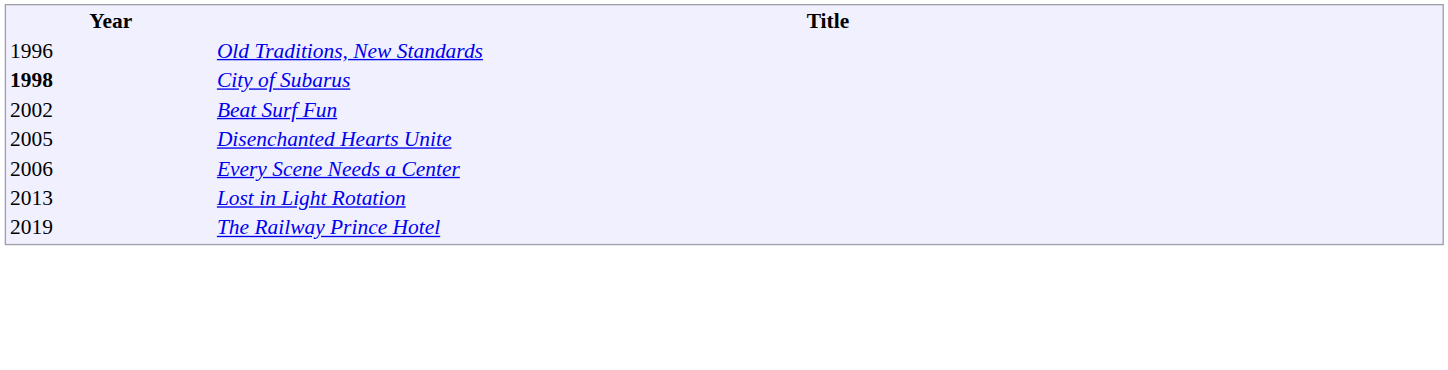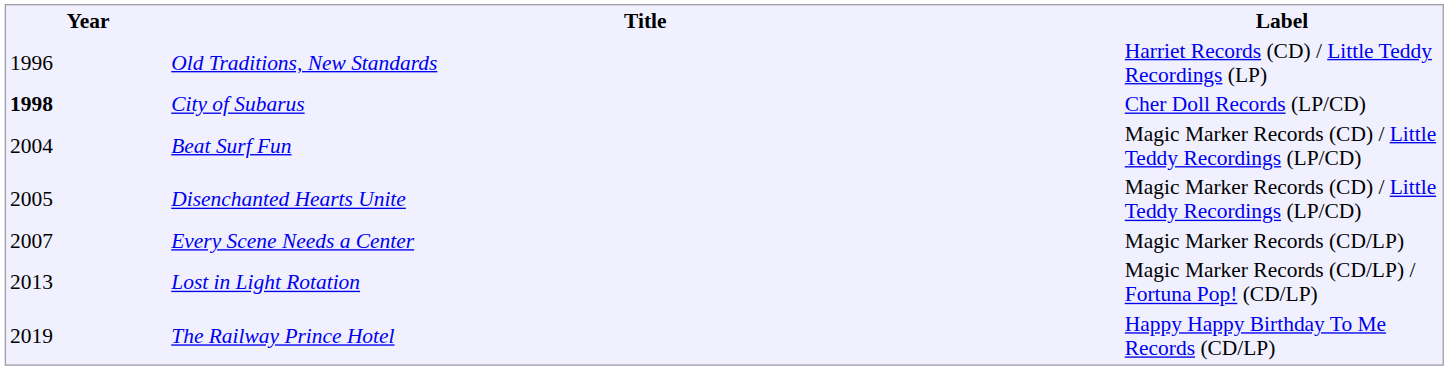+ column: (1282, 21)
(32, 109) 2002 -> (32, 145) 2004
(32, 168) 2006 -> (32, 241) 2007
